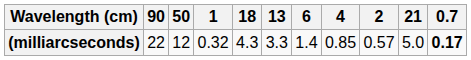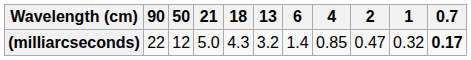columns swapped: (413, 17) <-> (213, 17)
(277, 42) 3.3 -> (268, 42) 3.2
(379, 42) 0.57 -> (370, 42) 0.47
